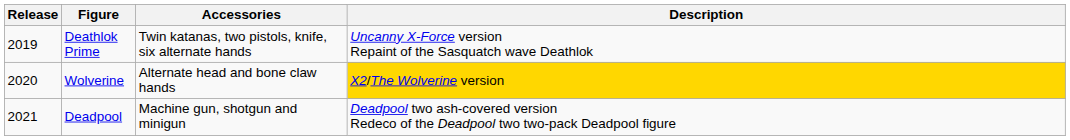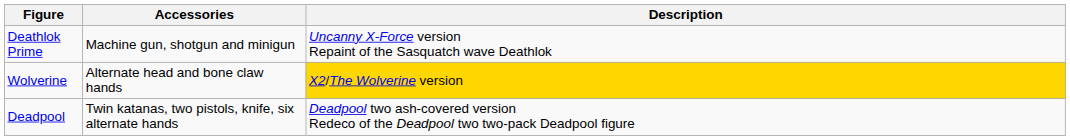- column: (33, 15)
(233, 44) Twin katanas, two pistols, knife, six alternate hands -> (190, 44) Machine gun, shotgun and minigun
(218, 116) Machine gun, shotgun and minigun -> (190, 116) Twin katanas, two pistols, knife, six alternate hands
